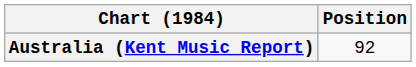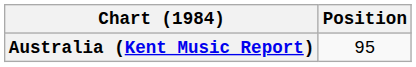(365, 48) 92 -> (365, 48) 95
